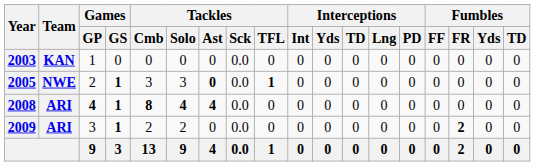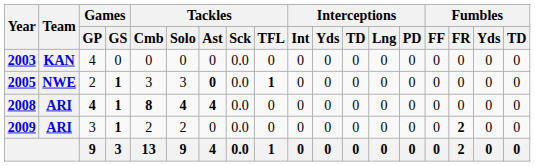(92, 60) 1 -> (92, 60) 4
